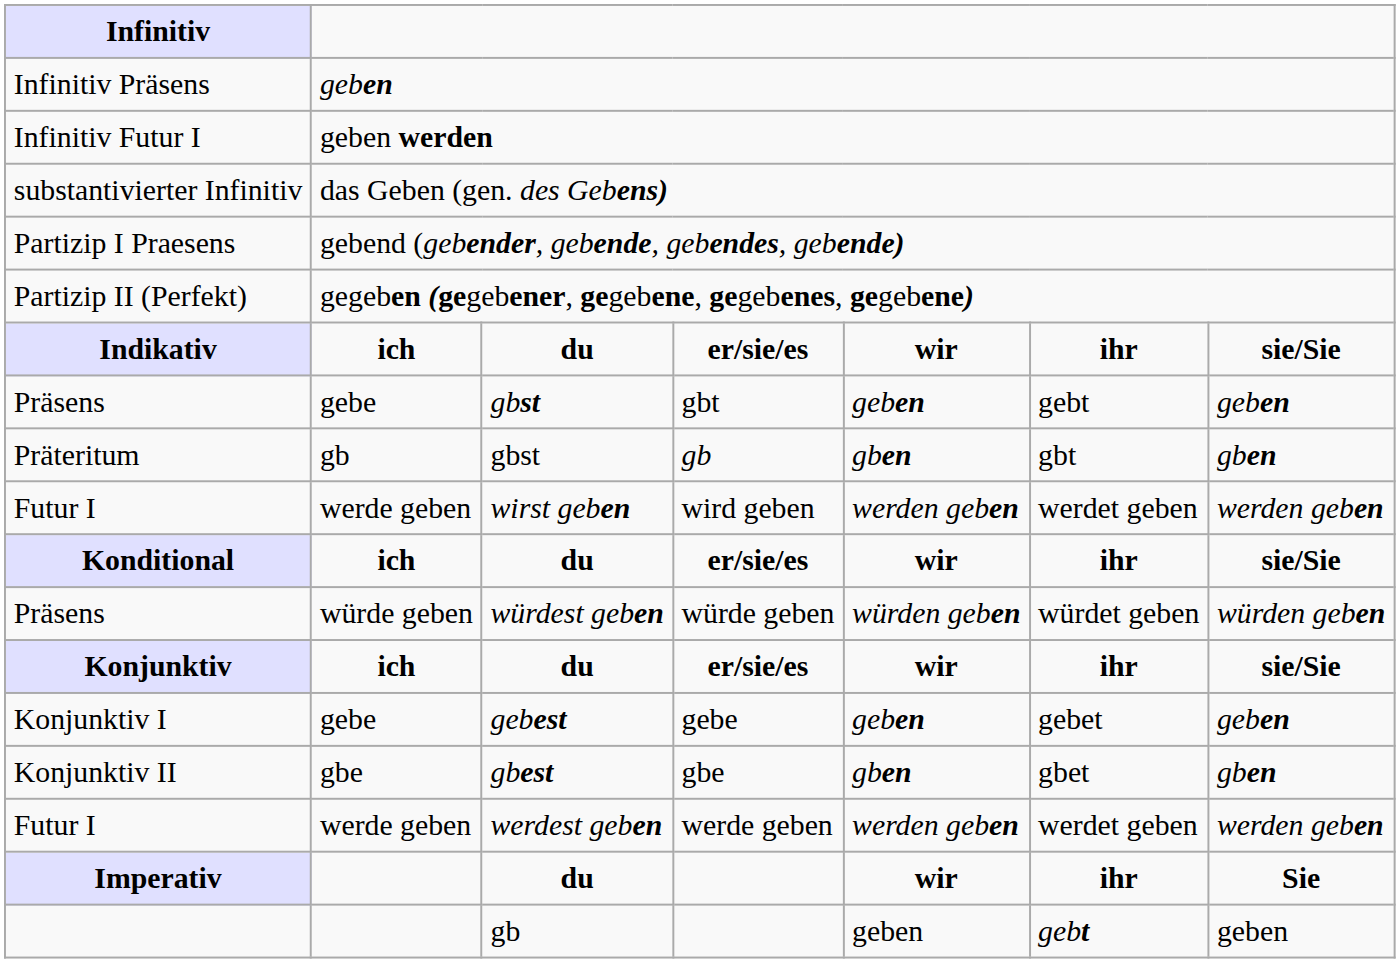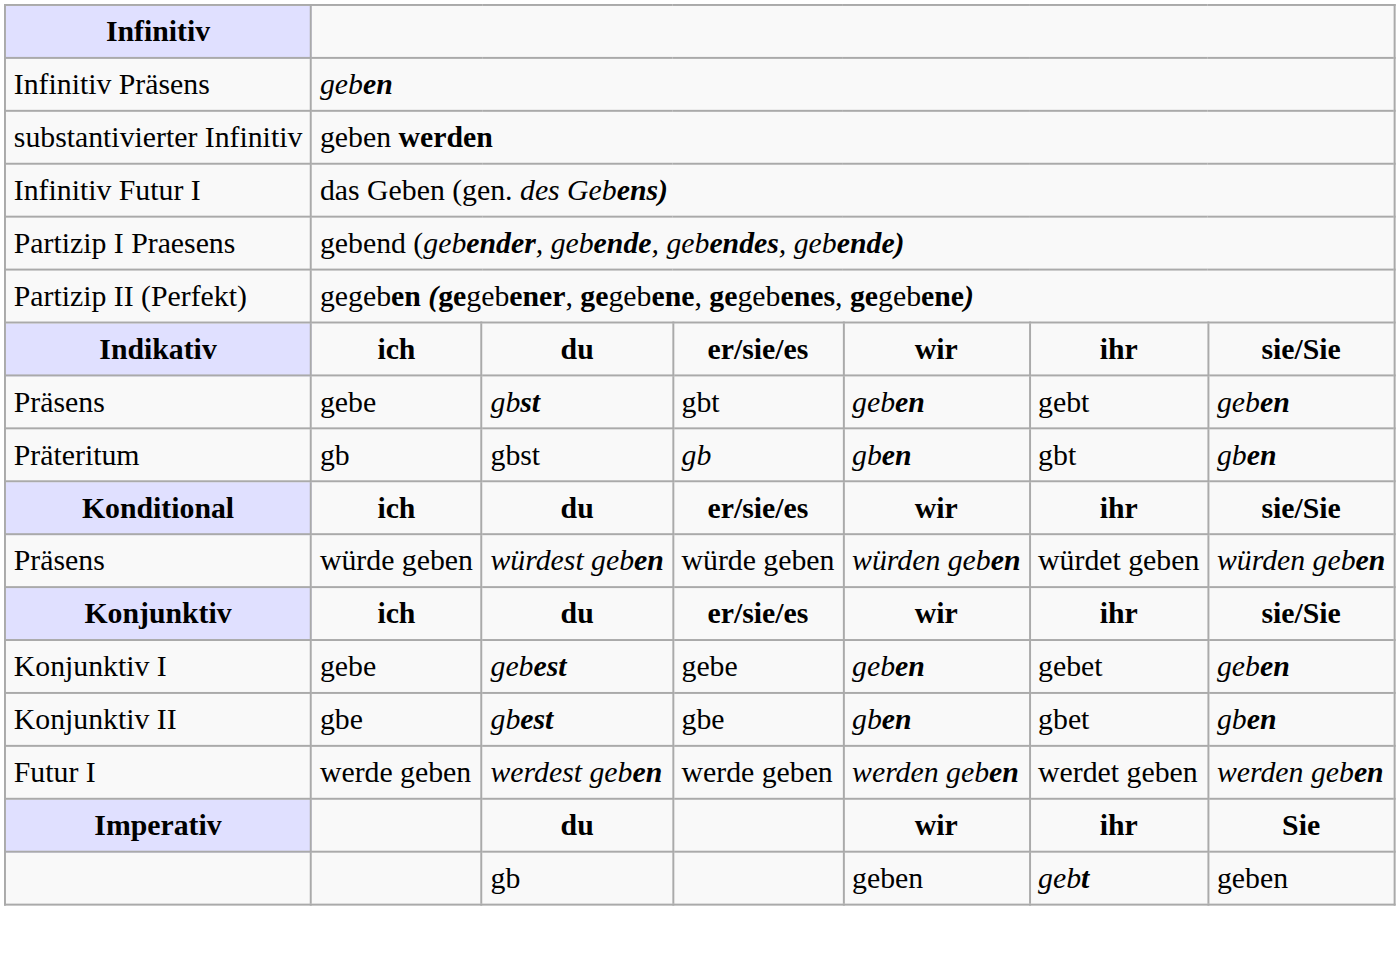(107, 136) Infinitiv Futur I -> (158, 136) substantivierter Infinitiv
(158, 189) substantivierter Infinitiv -> (107, 189) Infinitiv Futur I
- row: (560, 507)
